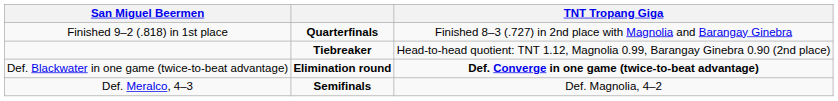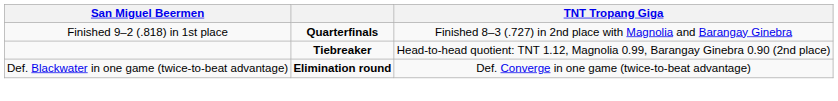(614, 68) bold -> (614, 68) normal
- row: (148, 86)
